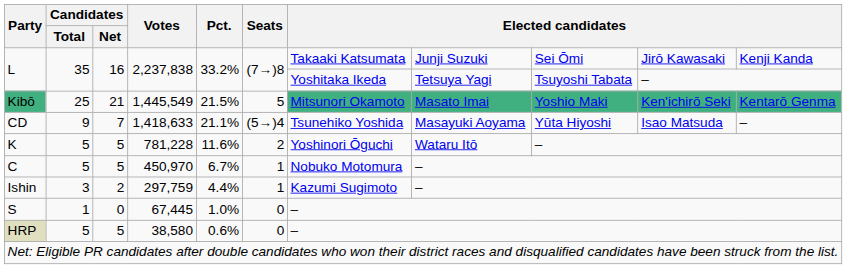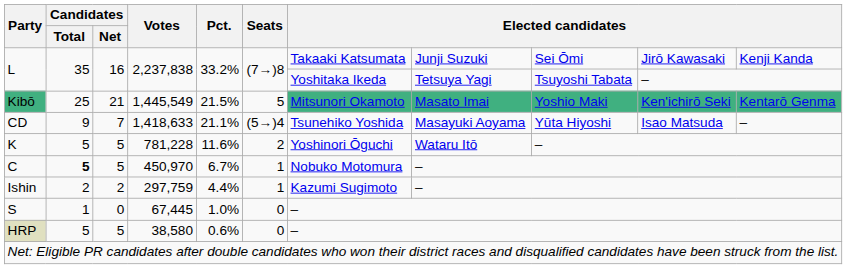(86, 166) normal -> (86, 166) bold
(86, 187) 3 -> (86, 187) 2
